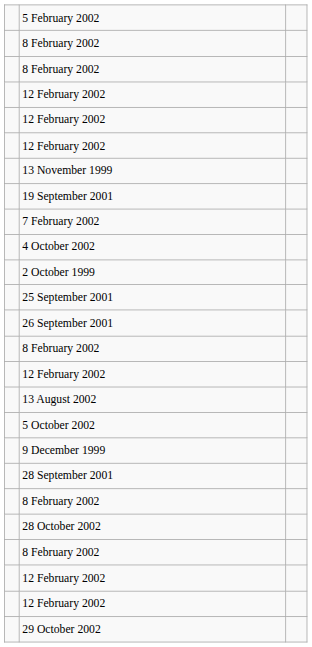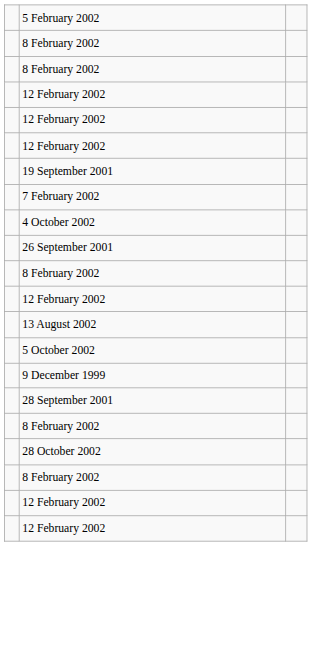- row: (12, 171)
- row: (12, 272)
- row: (12, 298)
- row: (12, 629)
